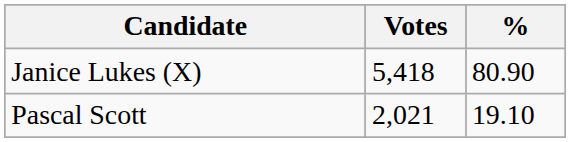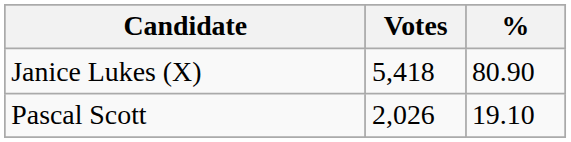(403, 114) 2,021 -> (403, 114) 2,026
